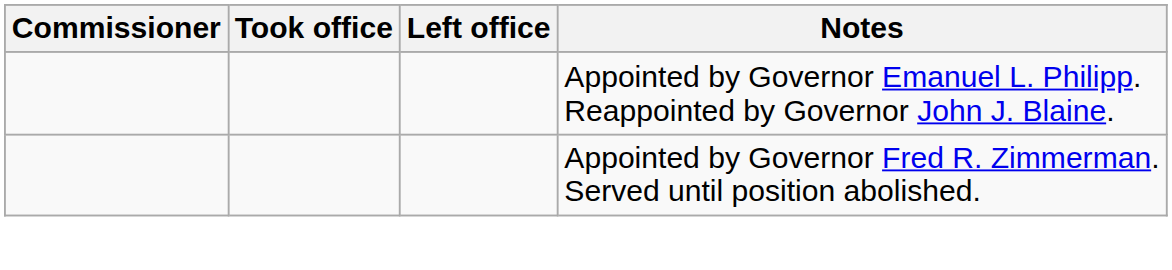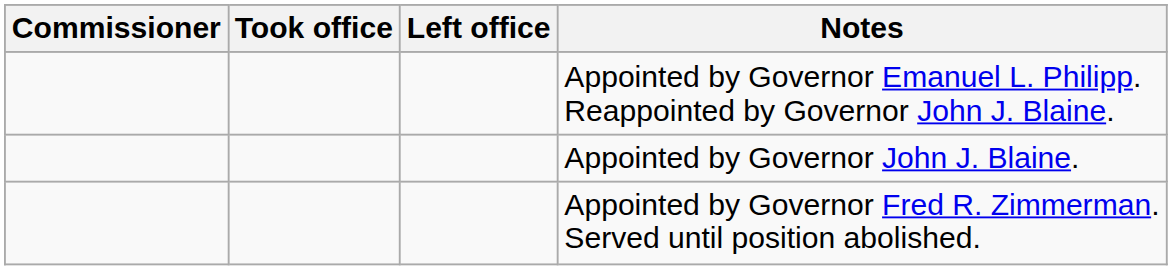+ row: (822, 157)
